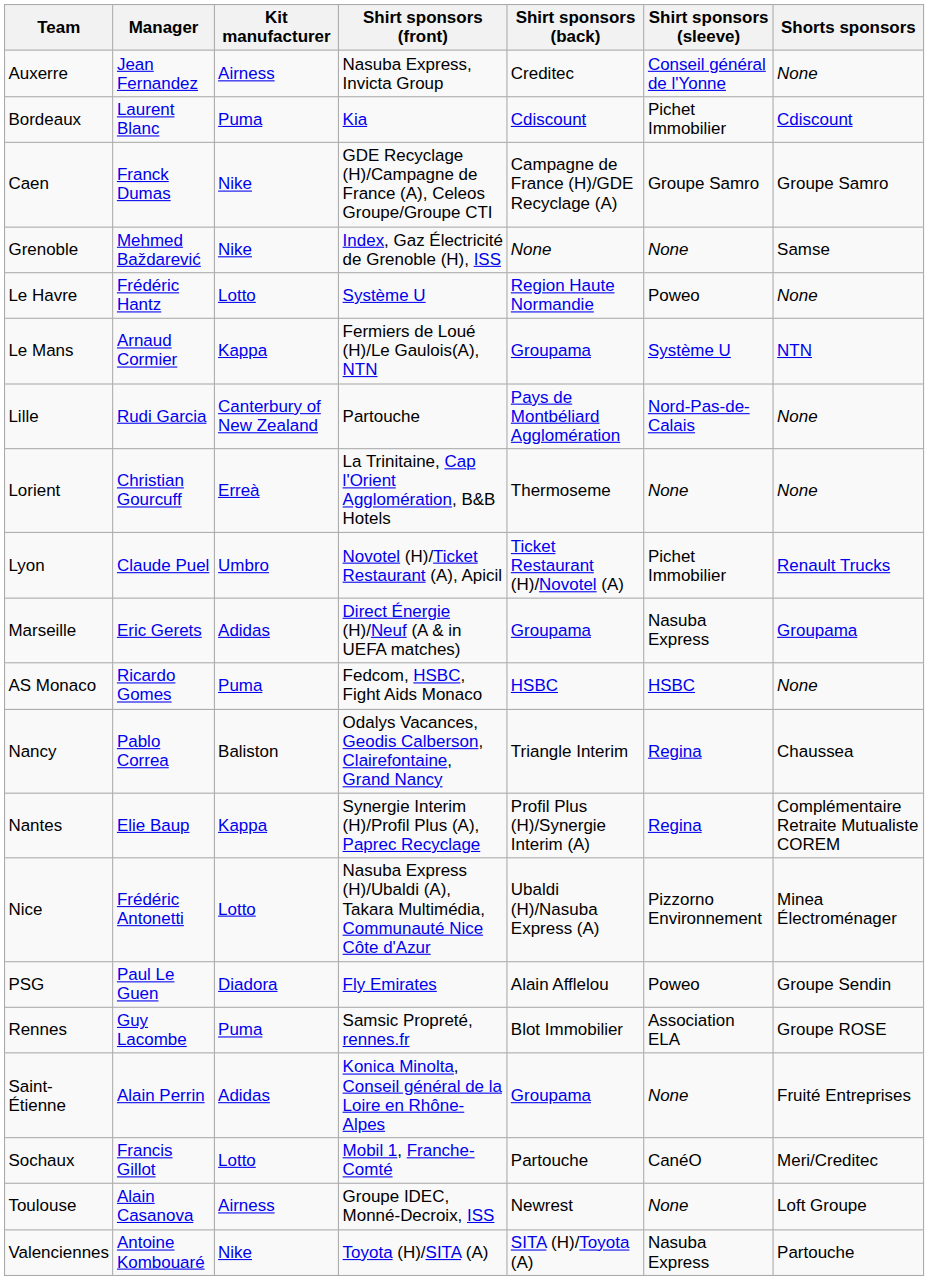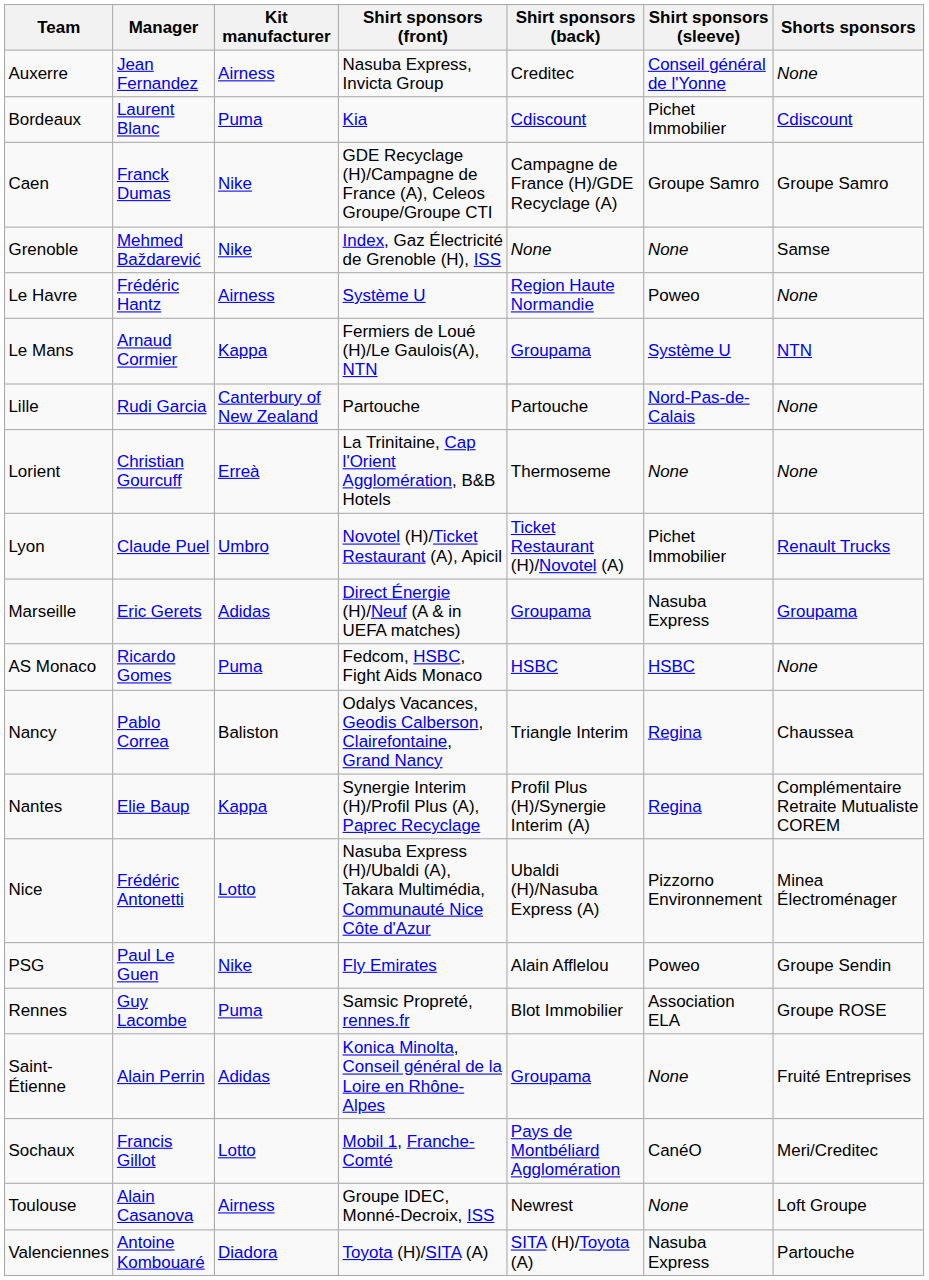(237, 295) Lotto -> (246, 295) Airness
(566, 416) Pays de Montbéliard Agglomération -> (550, 406) Partouche
(248, 984) Diadora -> (235, 965) Nike
(550, 1160) Partouche -> (566, 1150) Pays de Montbéliard Agglomération
(235, 1252) Nike -> (248, 1252) Diadora
